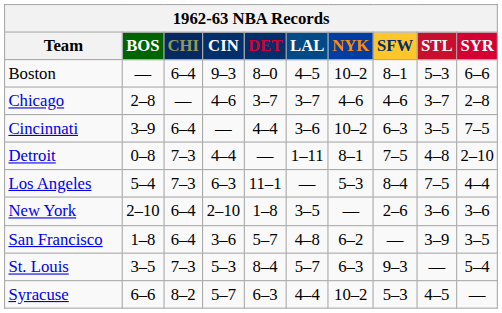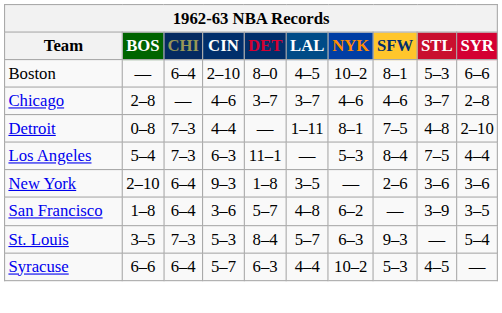(223, 73) 9–3 -> (223, 73) 2–10
- row: (43, 128)
(223, 211) 2–10 -> (223, 183) 9–3
(183, 294) 8–2 -> (183, 266) 6–4
